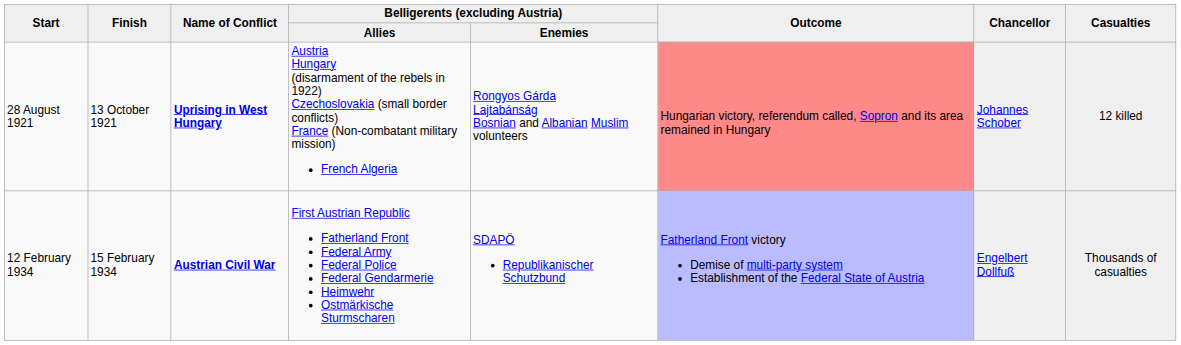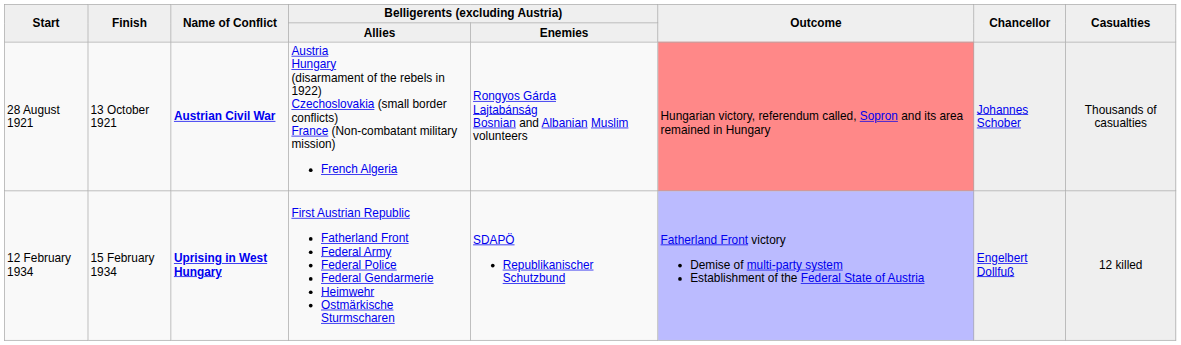(221, 116) Uprising in West Hungary -> (225, 116) Austrian Civil War
(1121, 116) 12 killed -> (1121, 116) Thousands of casualties
(225, 265) Austrian Civil War -> (221, 265) Uprising in West Hungary
(1121, 265) Thousands of casualties -> (1121, 265) 12 killed
